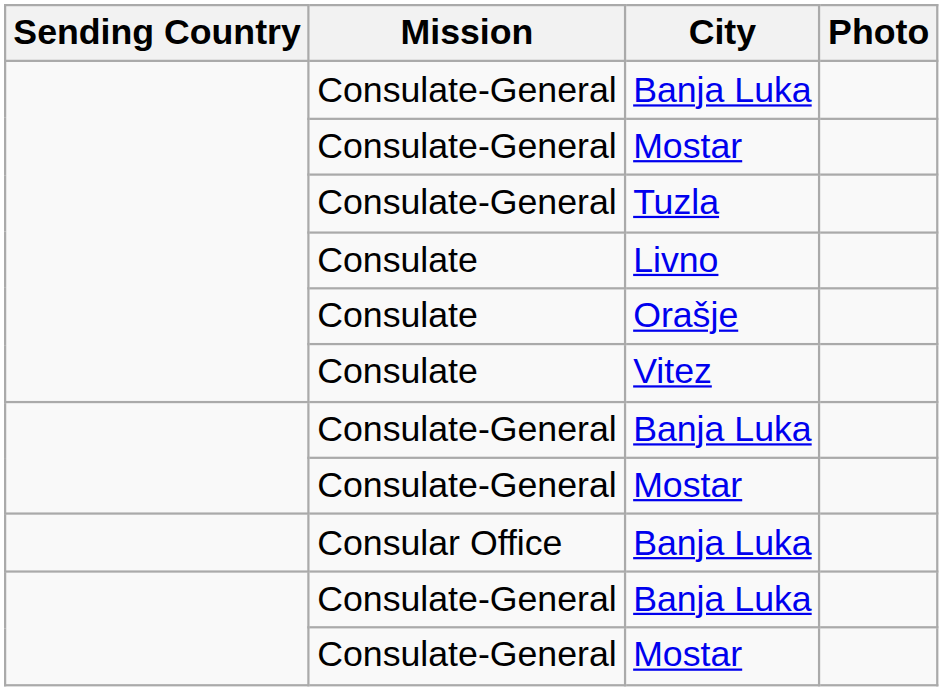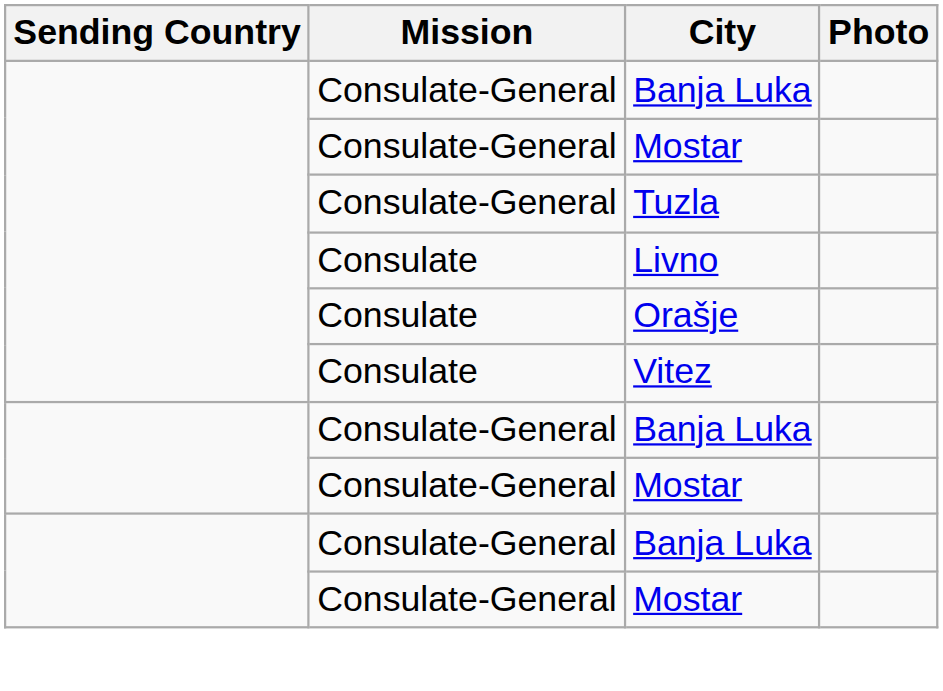- row: (440, 542)
